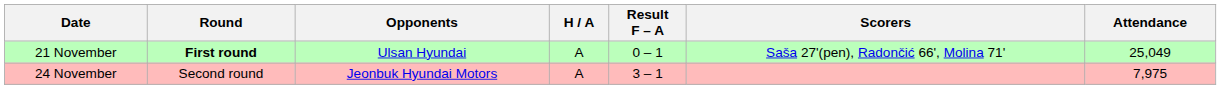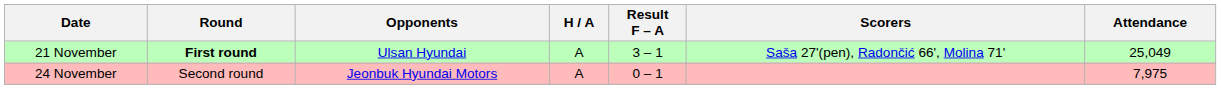(648, 52) 0 – 1 -> (648, 52) 3 – 1
(648, 73) 3 – 1 -> (648, 73) 0 – 1
